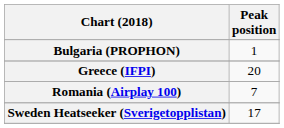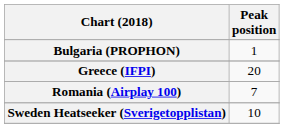(254, 112) 17 -> (254, 112) 10
